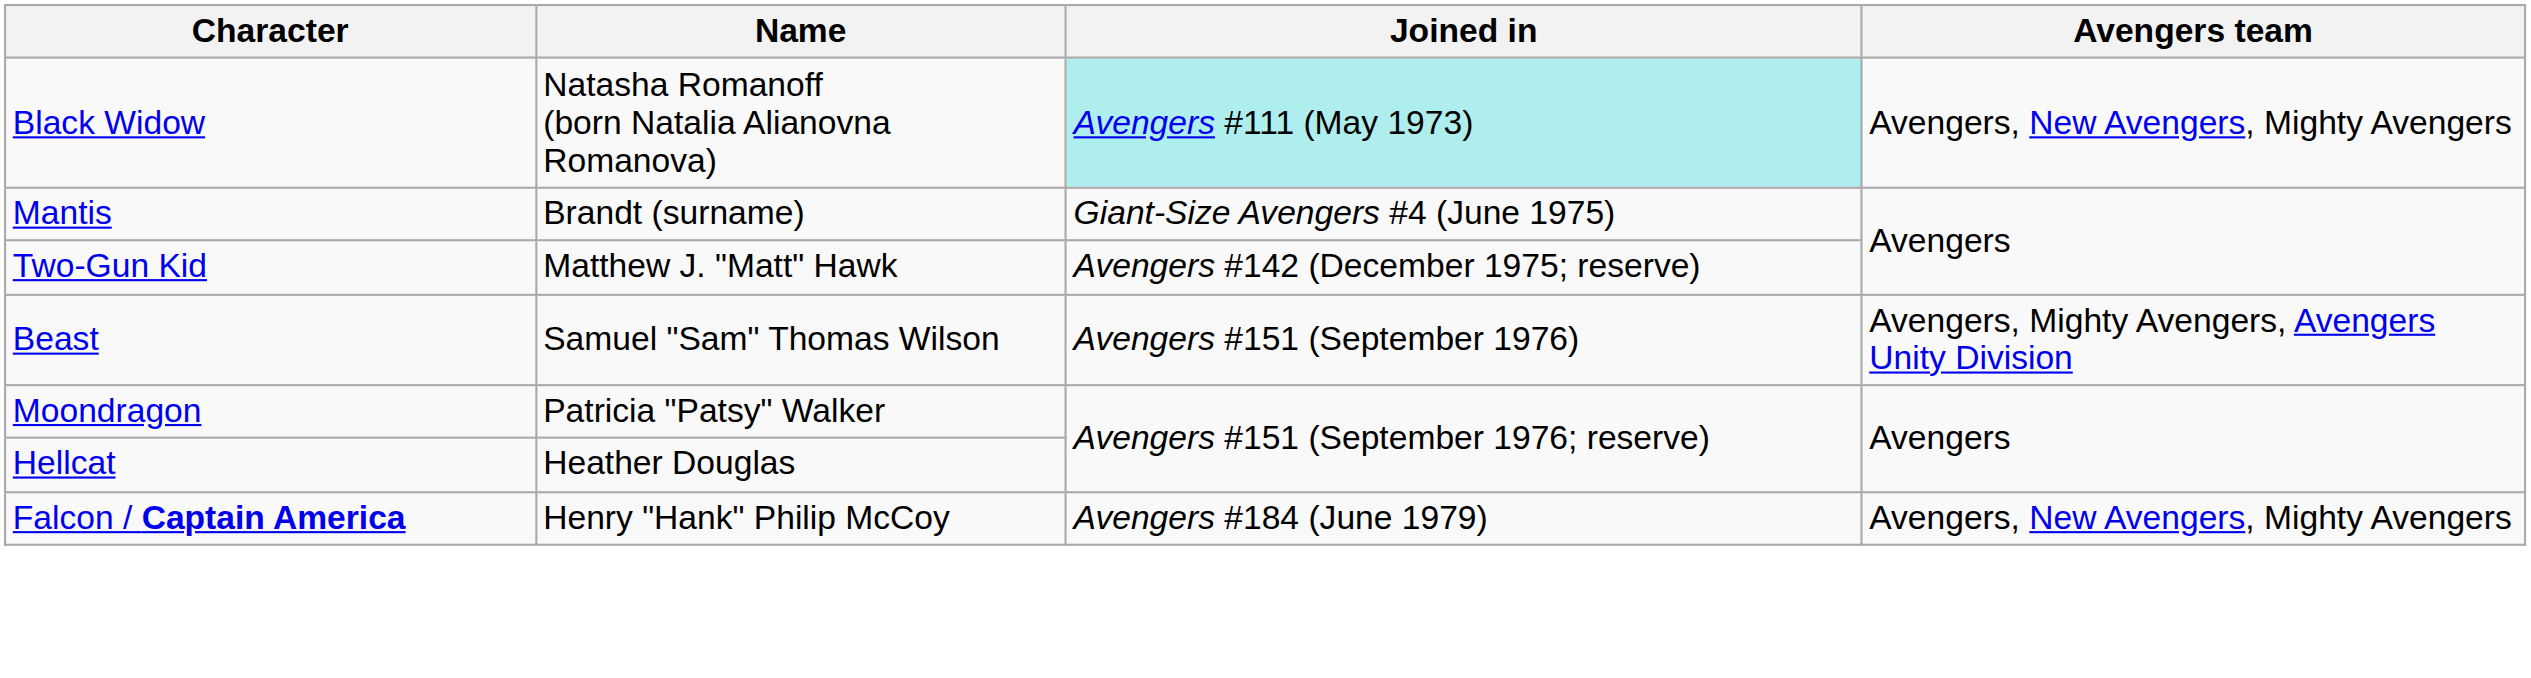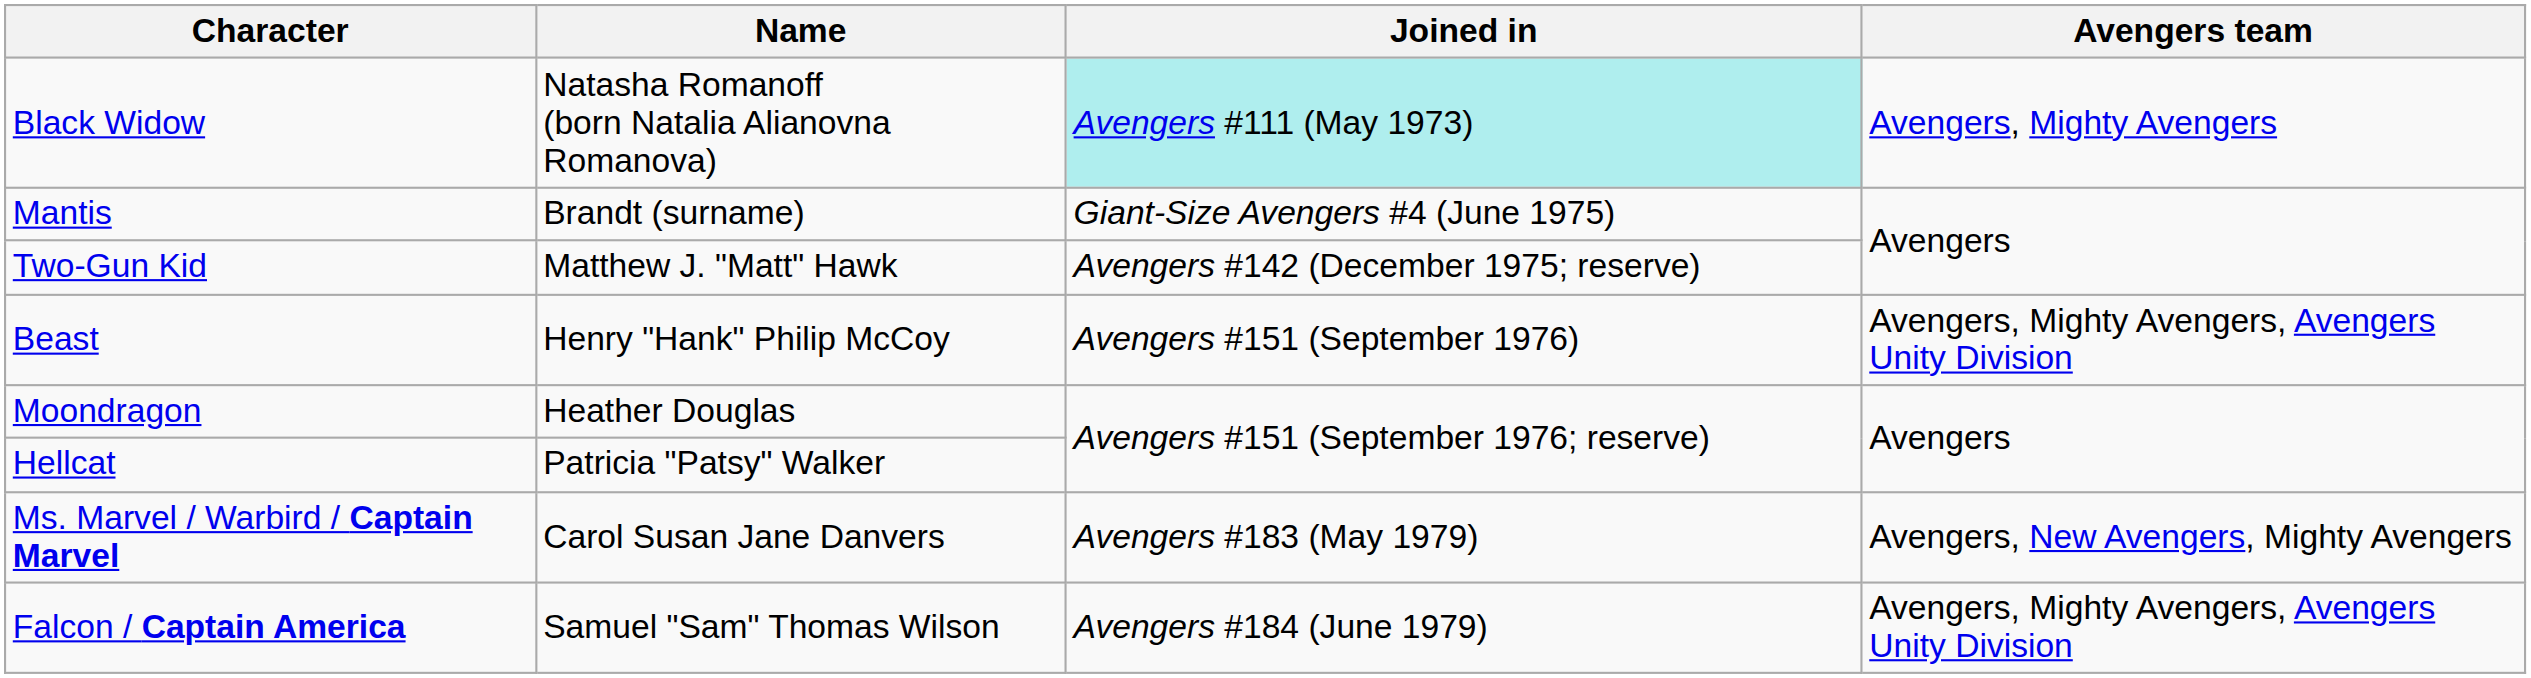(2191, 122) Avengers, New Avengers, Mighty Avengers -> (2073, 122) Avengers, Mighty Avengers
(771, 338) Samuel "Sam" Thomas Wilson -> (747, 338) Henry "Hank" Philip McCoy
(714, 410) Patricia "Patsy" Walker -> (669, 410) Heather Douglas
(669, 464) Heather Douglas -> (714, 464) Patricia "Patsy" Walker
+ row: (243, 536)
(747, 517) Henry "Hank" Philip McCoy -> (771, 627) Samuel "Sam" Thomas Wilson
(2191, 517) Avengers, New Avengers, Mighty Avengers -> (2152, 627) Avengers, Mighty Avengers, Avengers Unity Division
